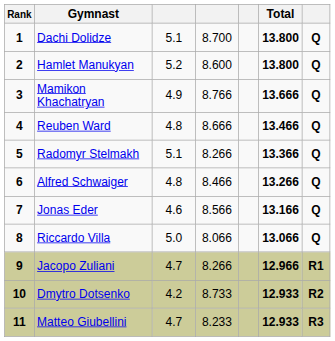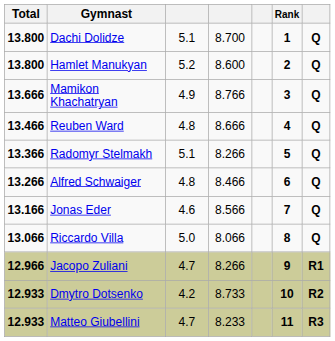columns swapped: (19, 14) <-> (280, 14)
